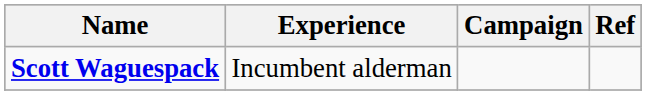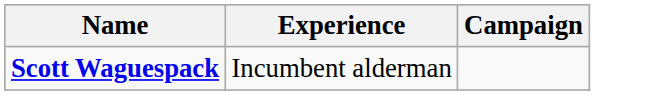- column: (615, 25)
